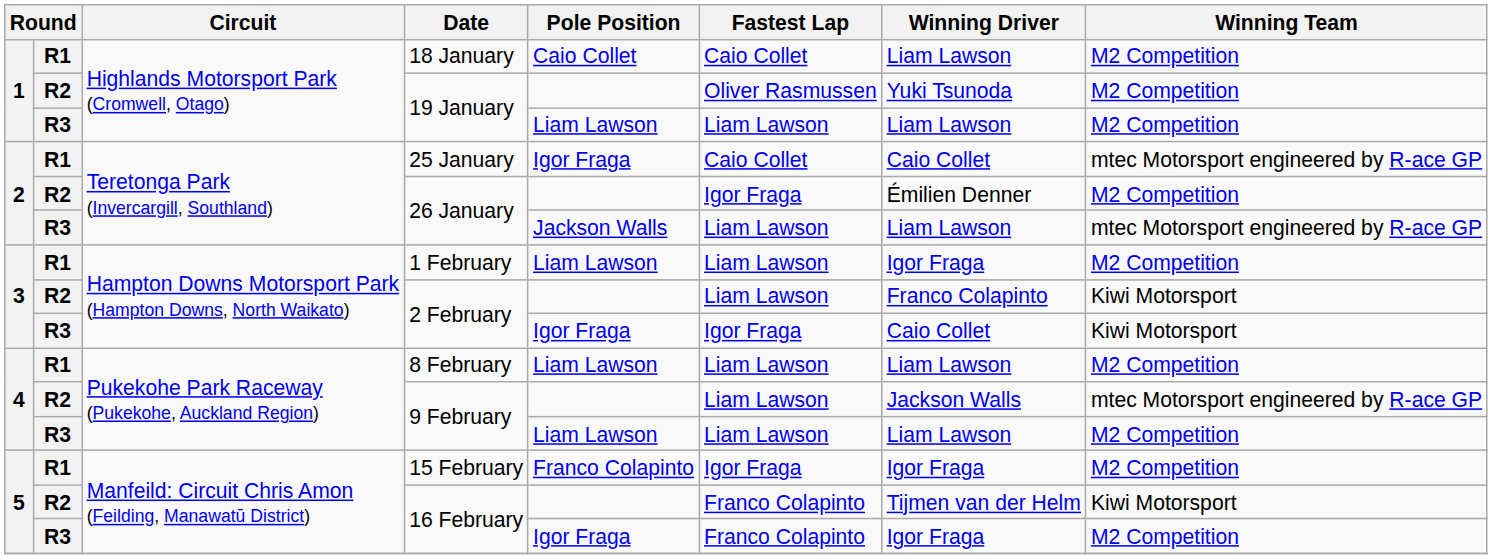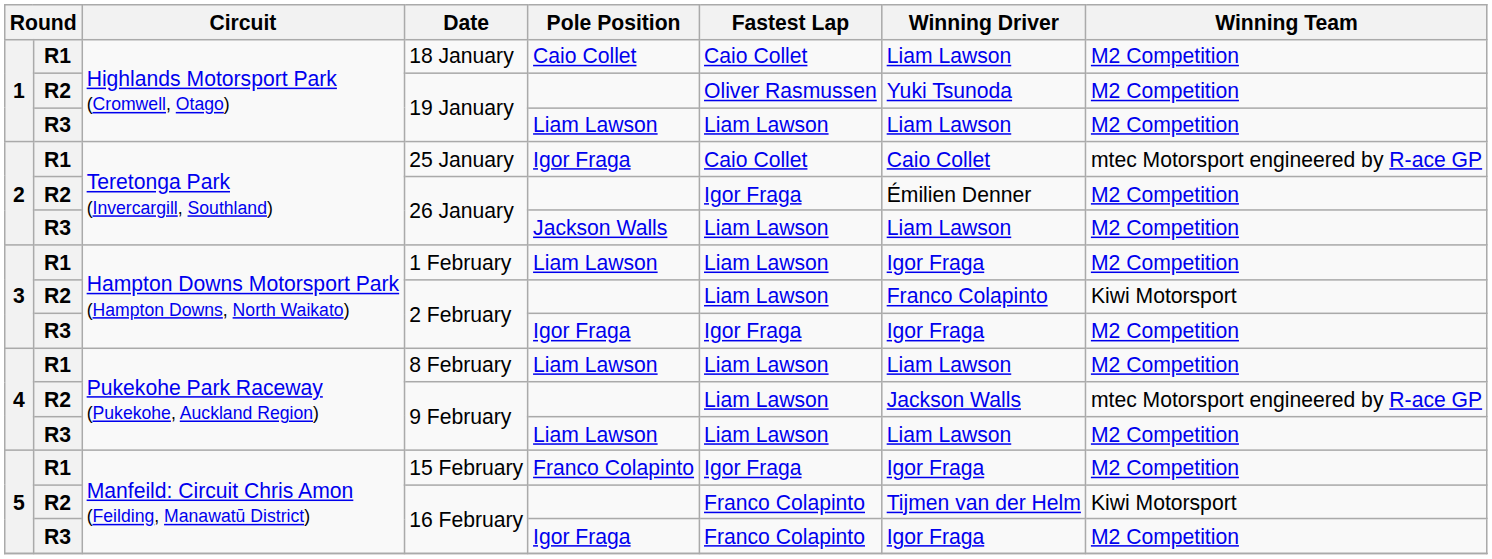(1287, 228) mtec Motorsport engineered by R-ace GP -> (1165, 228) M2 Competition
(938, 330) Caio Collet -> (935, 330) Igor Fraga
(1164, 330) Kiwi Motorsport -> (1165, 330) M2 Competition
